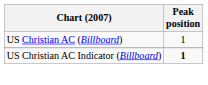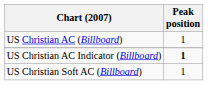+ row: (74, 71)
